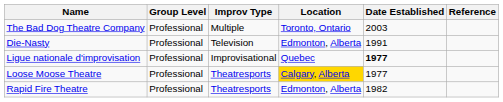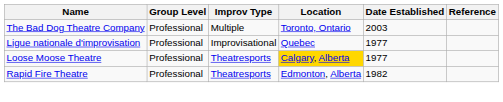- row: (28, 43)
(376, 58) bold -> (376, 43) normal
